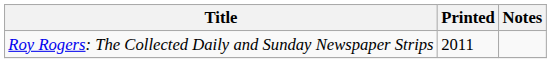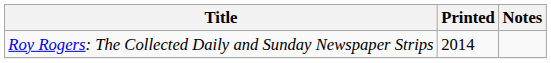(458, 44) 2011 -> (458, 44) 2014
